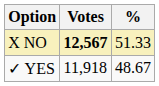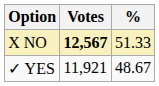(85, 68) 11,918 -> (85, 68) 11,921
